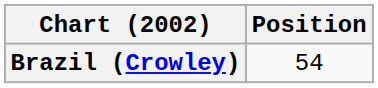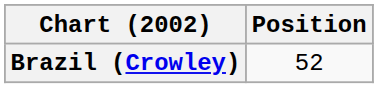(309, 63) 54 -> (309, 63) 52
